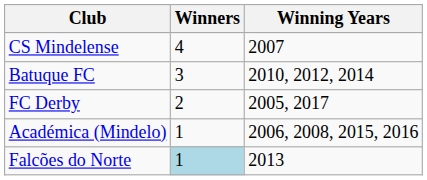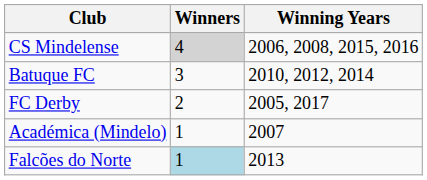(179, 47) no background -> (179, 47) lightgrey background
(266, 47) 2007 -> (333, 47) 2006, 2008, 2015, 2016
(333, 132) 2006, 2008, 2015, 2016 -> (266, 132) 2007
